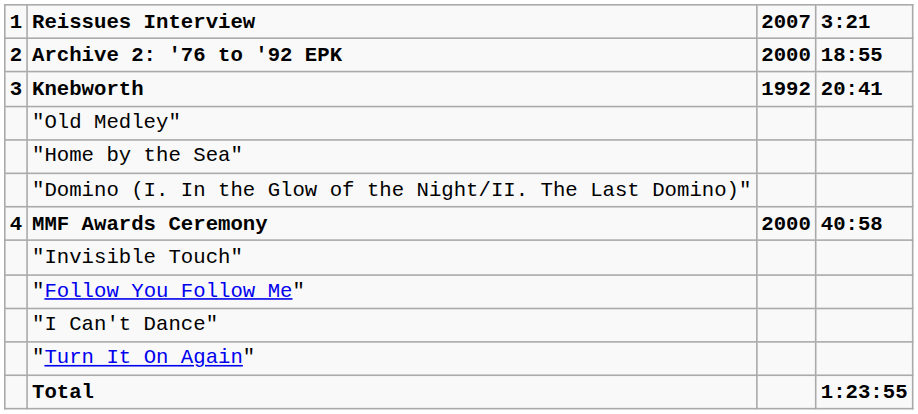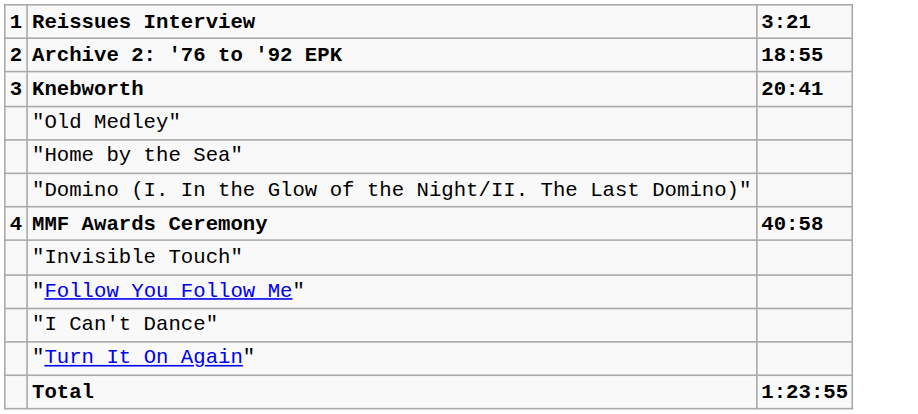- column: (786, 22)
